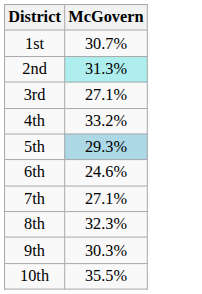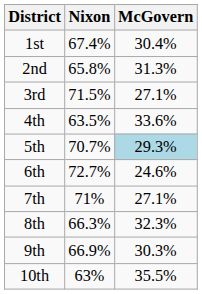+ column: (89, 17)
(106, 43) 30.7% -> (156, 43) 30.4%
(106, 69) paleturquoise background -> (156, 69) no background
(106, 120) 33.2% -> (156, 120) 33.6%
